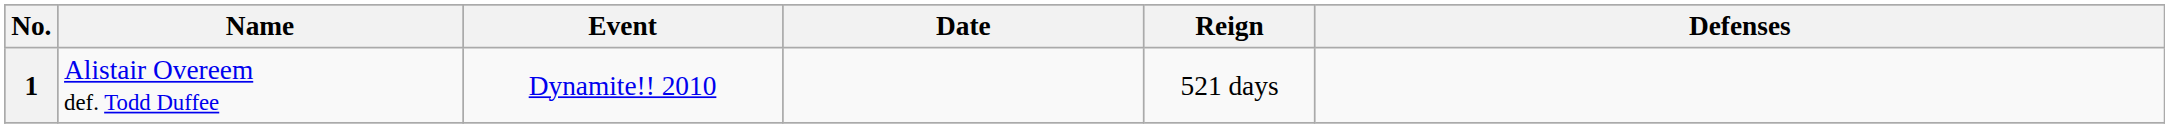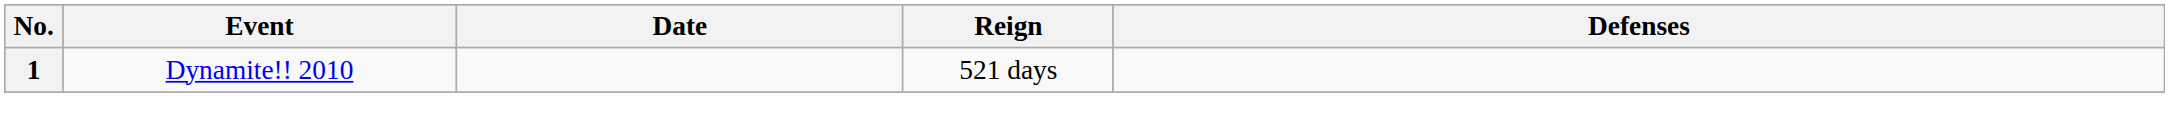- column: (260, 26)
